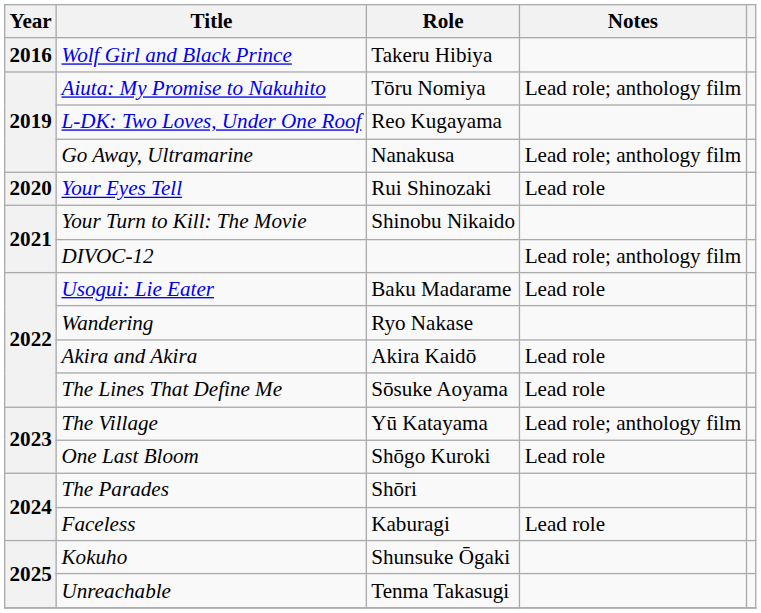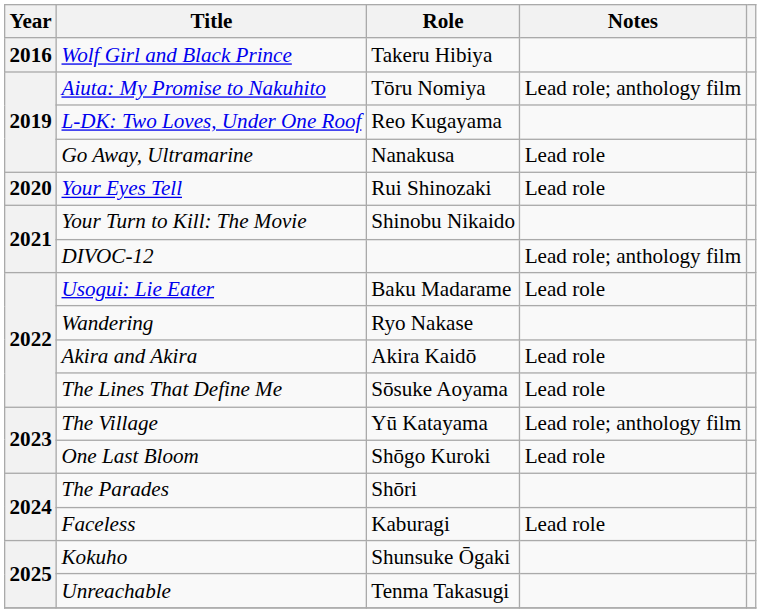(633, 155) Lead role; anthology film -> (565, 155) Lead role
